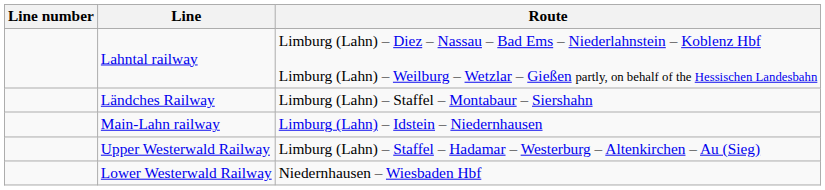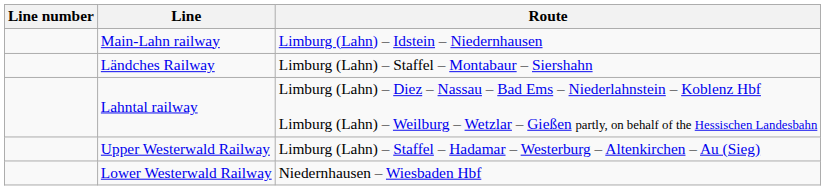rows swapped: (160, 124) <-> (149, 58)
